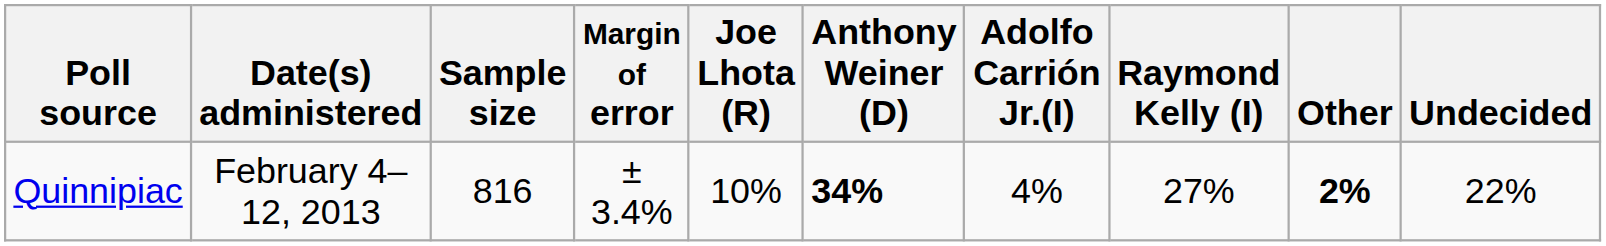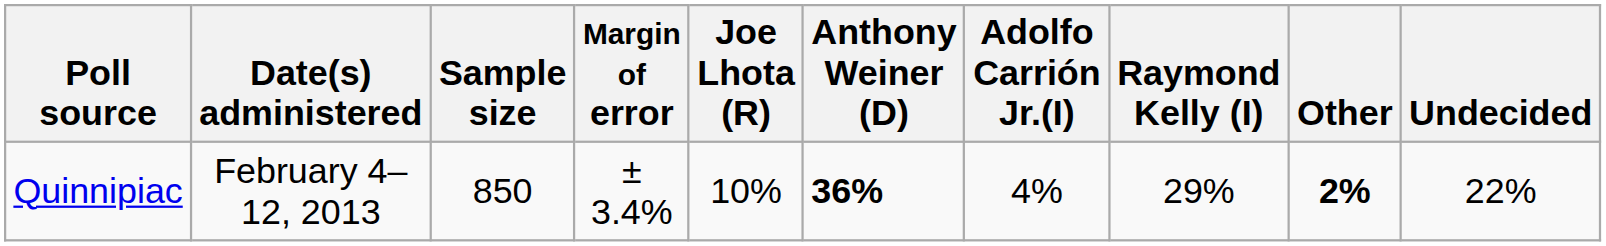(503, 190) 816 -> (503, 190) 850
(847, 190) 34% -> (847, 190) 36%
(1199, 190) 27% -> (1199, 190) 29%
